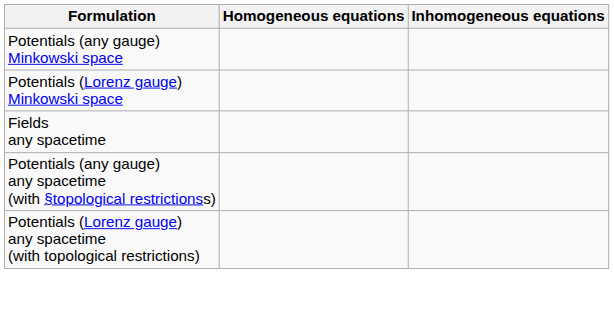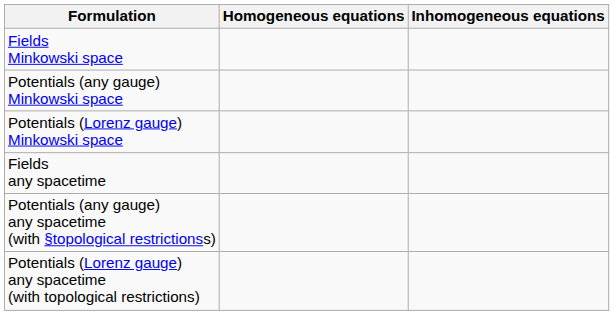+ row: (65, 49)
